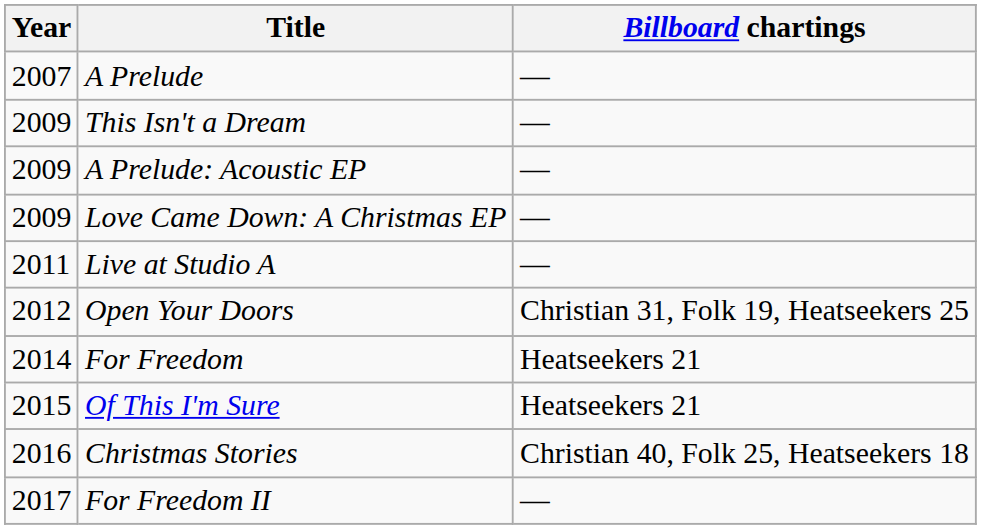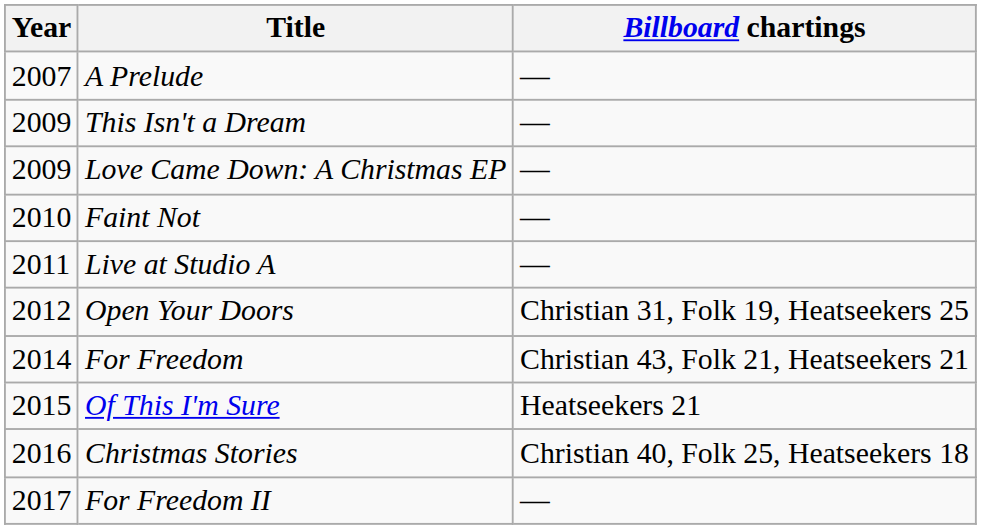- row: (226, 169)
+ row: (142, 216)
(611, 358) Heatseekers 21 -> (744, 358) Christian 43, Folk 21, Heatseekers 21
